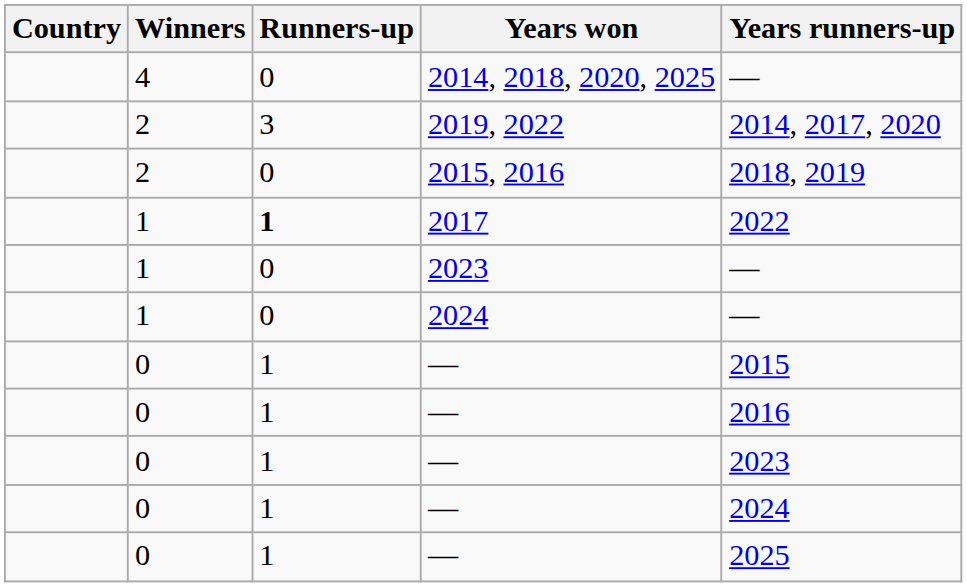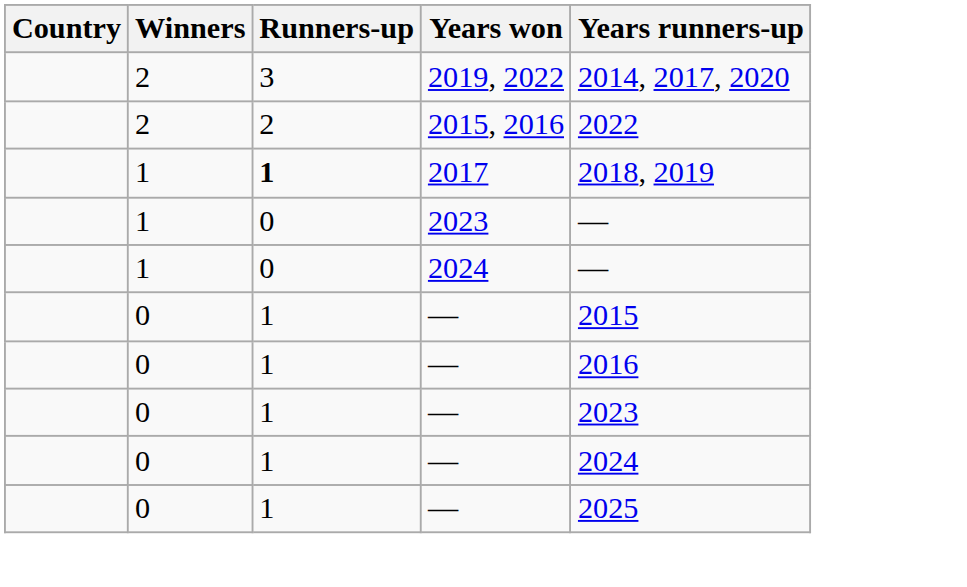- row: (143, 76)
(267, 172) 0 -> (267, 124) 2
(797, 172) 2018, 2019 -> (608, 124) 2022
(759, 220) 2022 -> (646, 172) 2018, 2019
